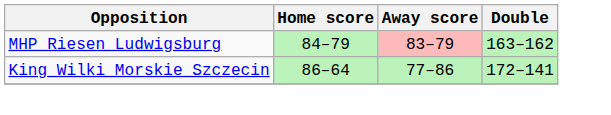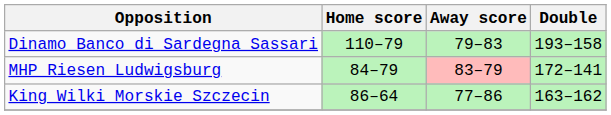+ row: (163, 44)
(520, 44) 163–162 -> (568, 70) 172–141
(520, 70) 172–141 -> (568, 97) 163–162
